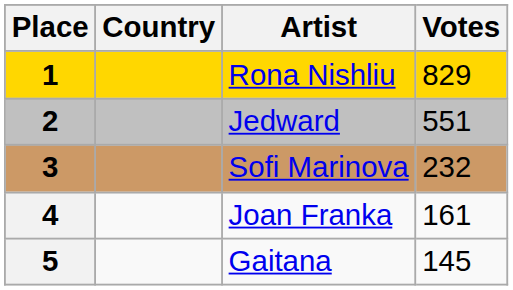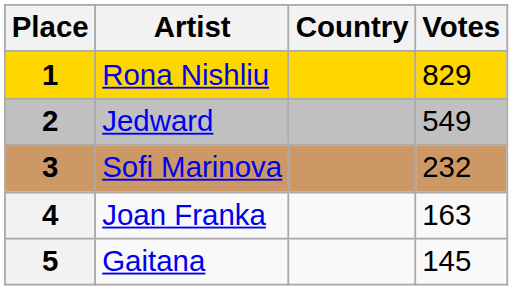columns swapped: (159, 27) <-> (319, 27)
(447, 121) 551 -> (447, 121) 549
(447, 214) 161 -> (447, 214) 163
